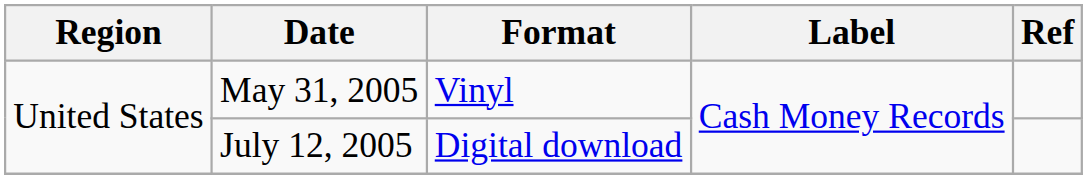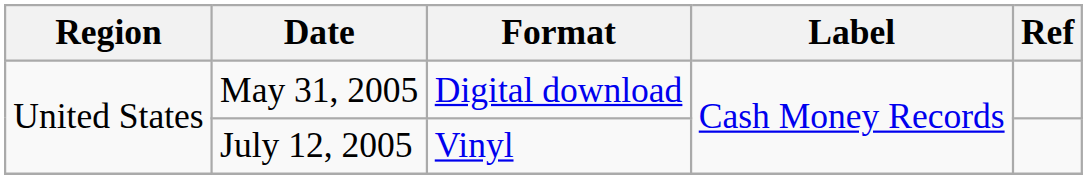(474, 88) Vinyl -> (559, 88) Digital download
(559, 145) Digital download -> (474, 145) Vinyl
